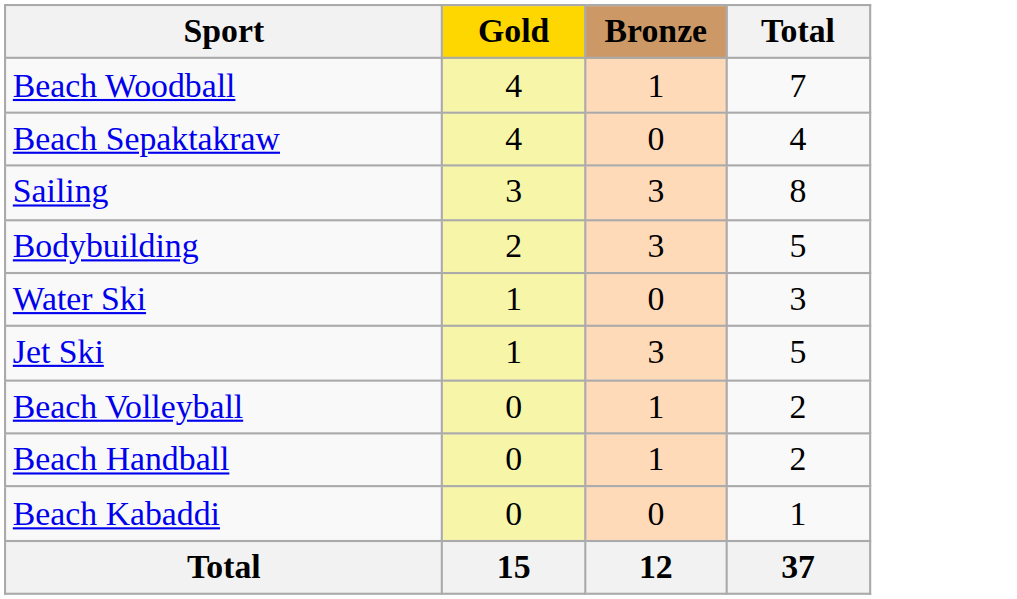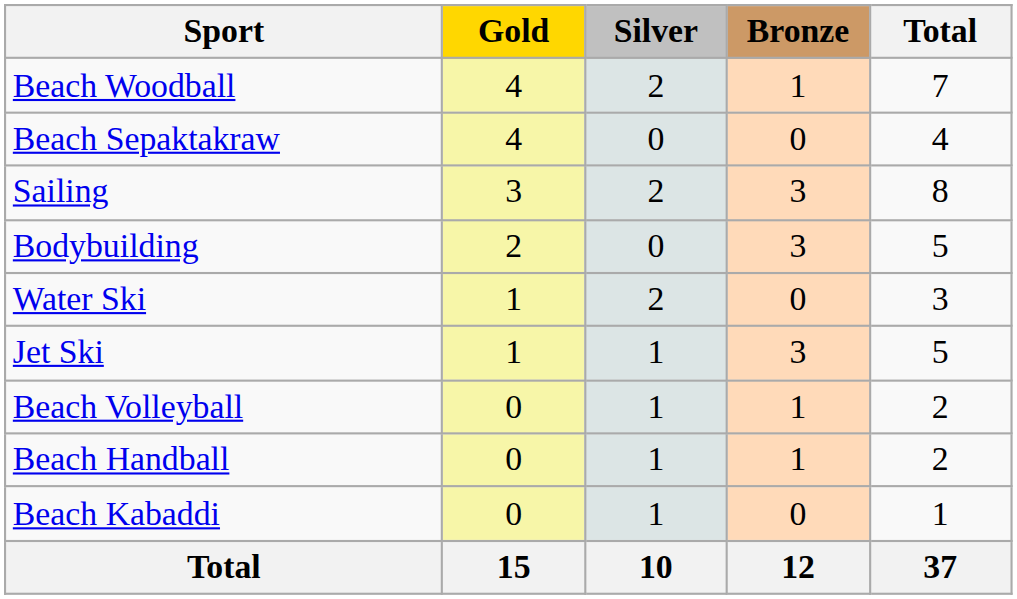+ column: (656, 31)
